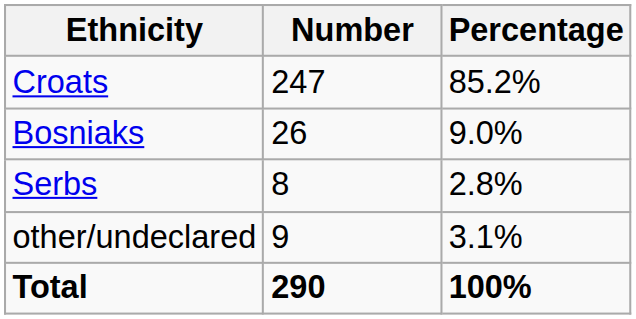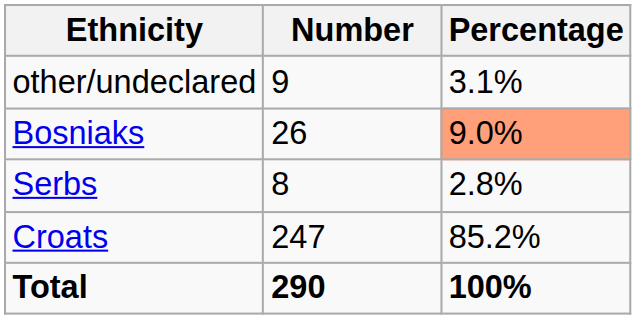rows swapped: (60, 81) <-> (134, 236)
(486, 133) no background -> (486, 133) lightsalmon background
